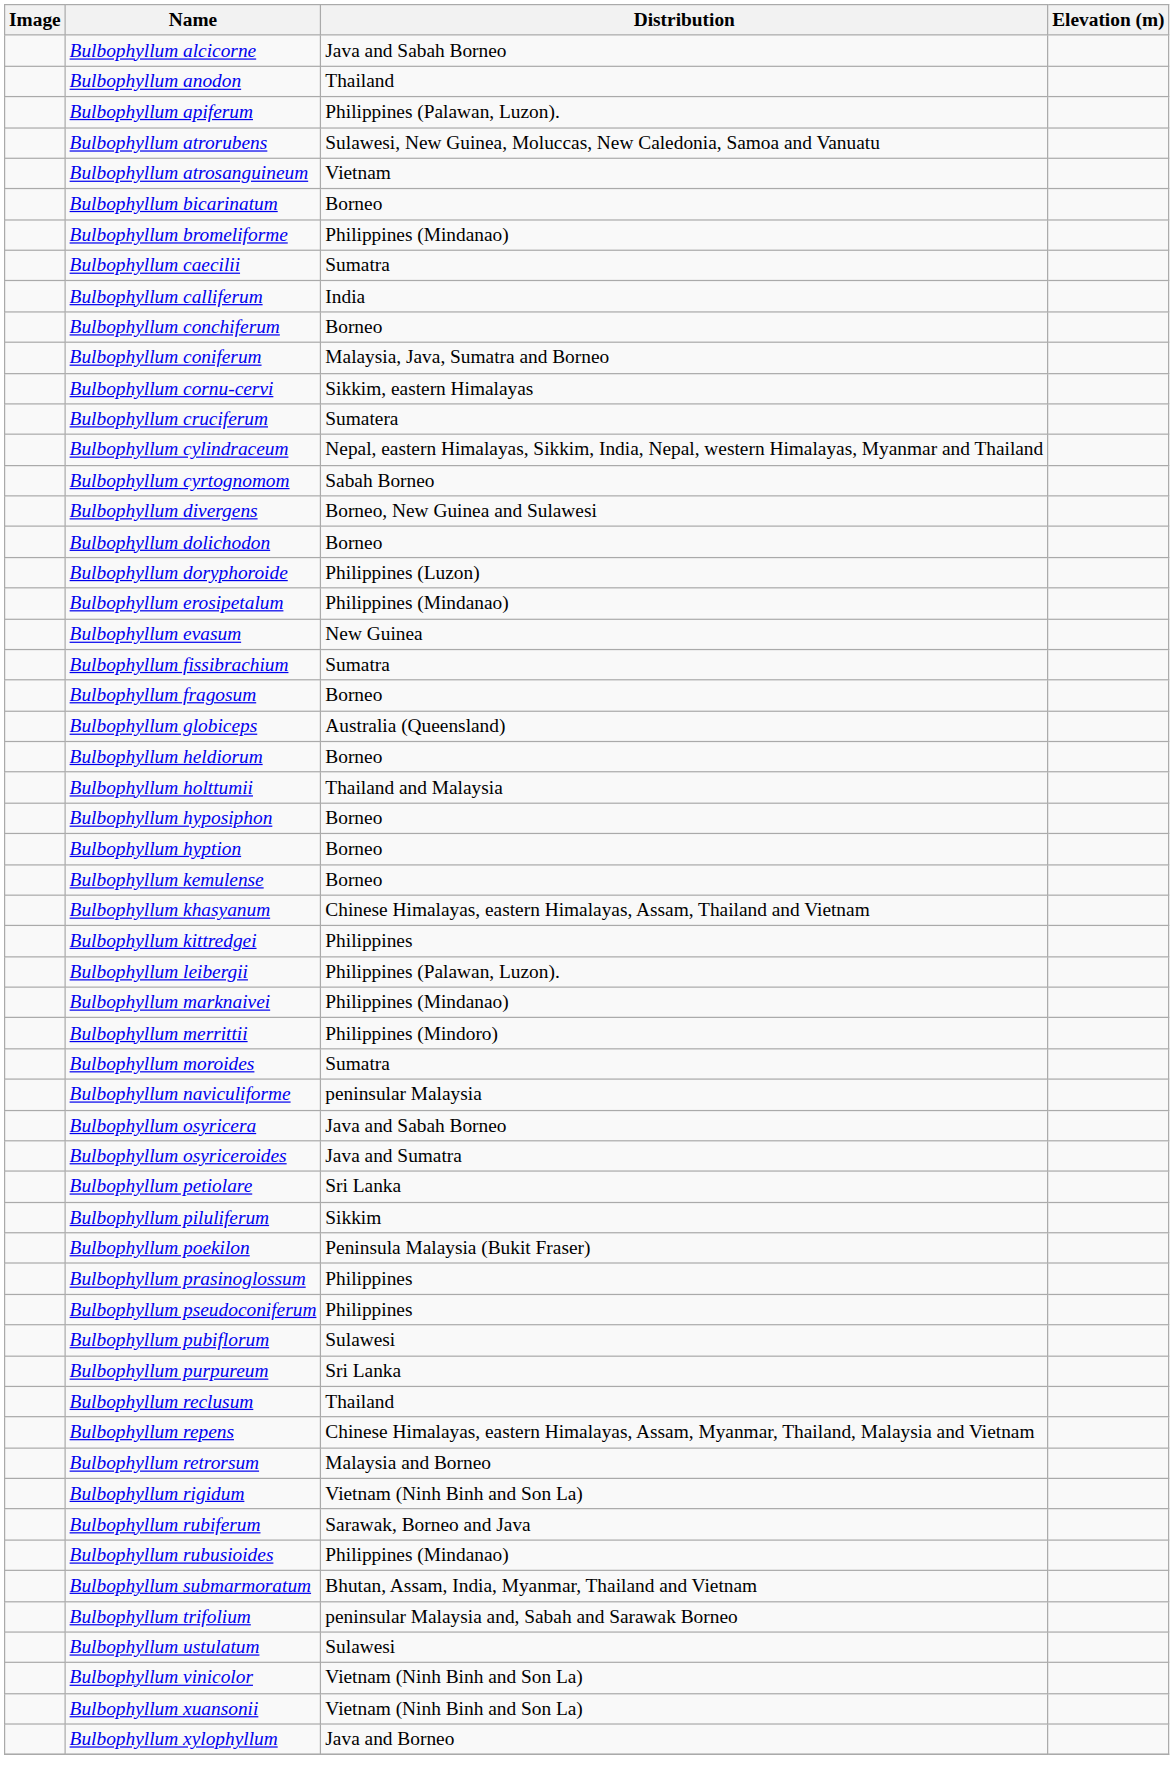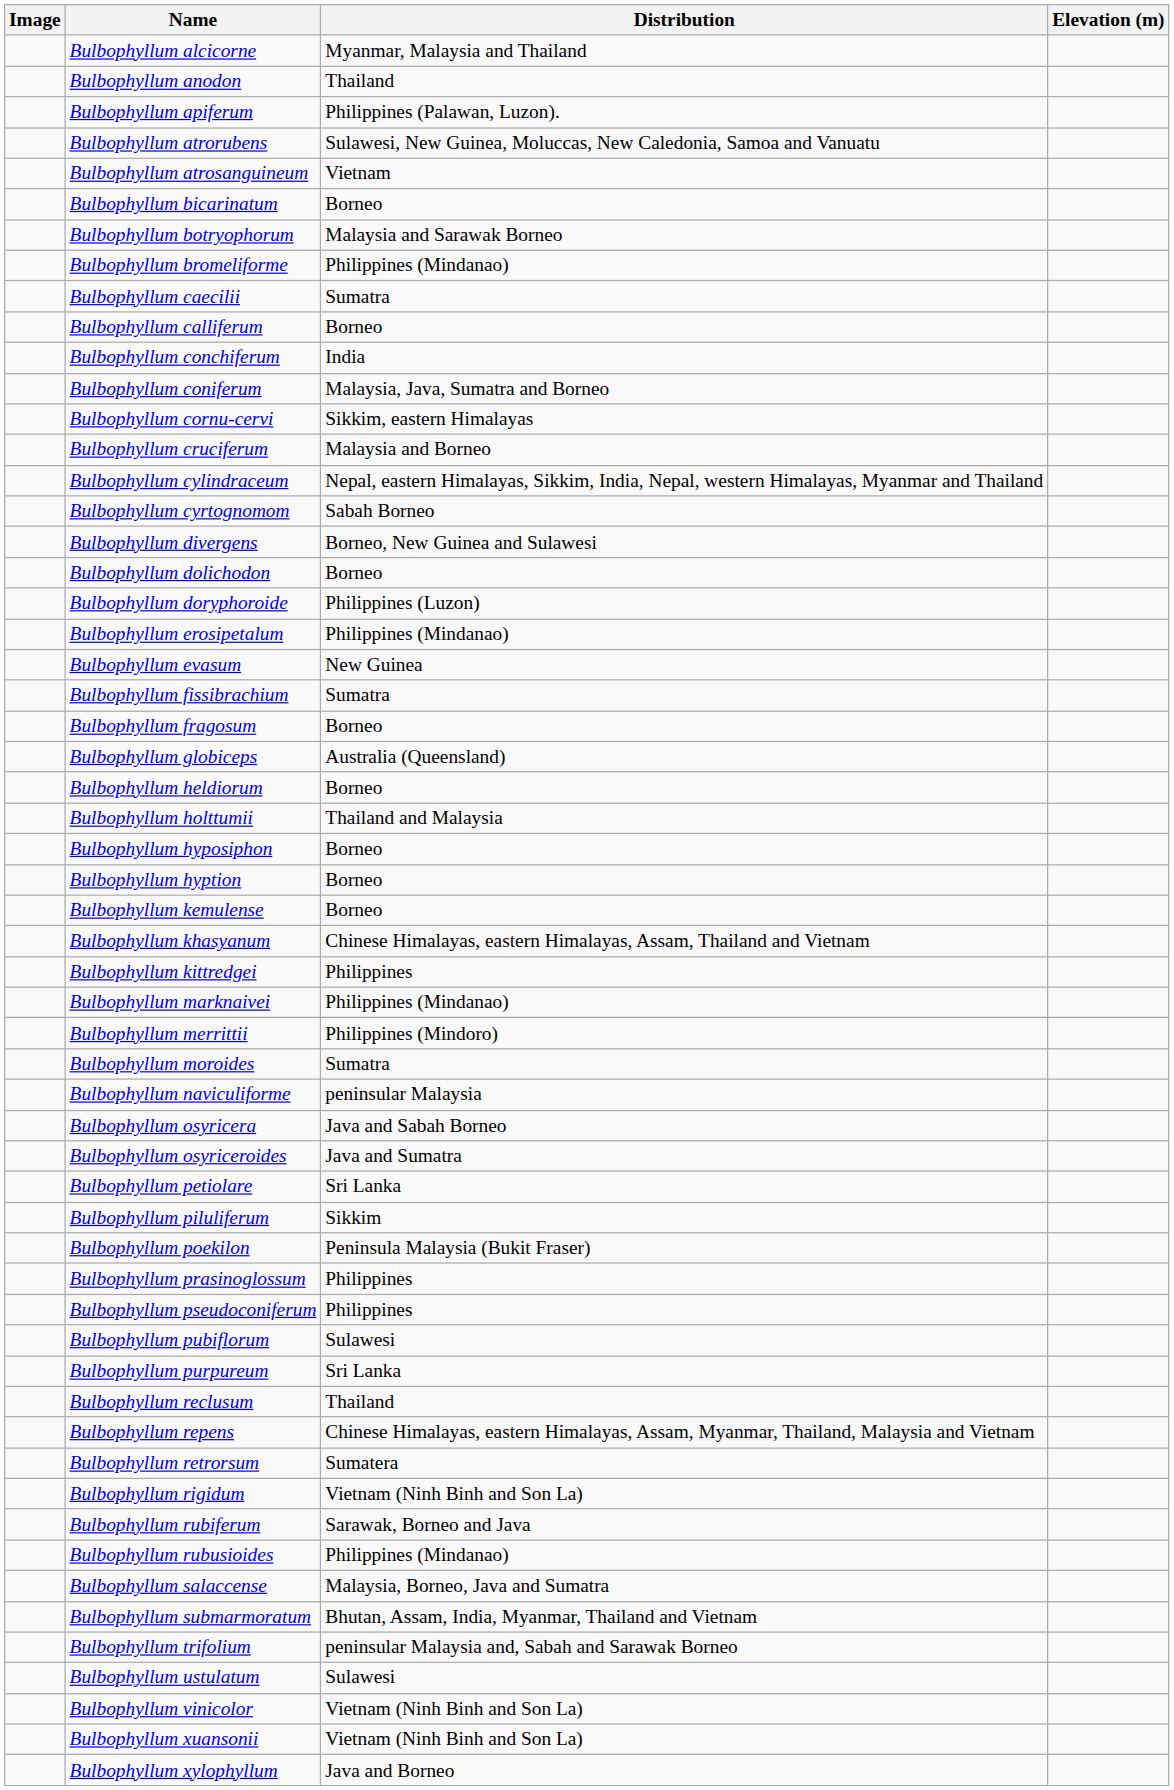(416, 50) Java and Sabah Borneo -> (456, 50) Myanmar, Malaysia and Thailand
+ row: (182, 234)
(345, 296) India -> (354, 326) Borneo
(354, 326) Borneo -> (345, 357) India
(362, 419) Sumatera -> (408, 449) Malaysia and Borneo
- row: (159, 971)
(408, 1462) Malaysia and Borneo -> (362, 1462) Sumatera
+ row: (168, 1585)
